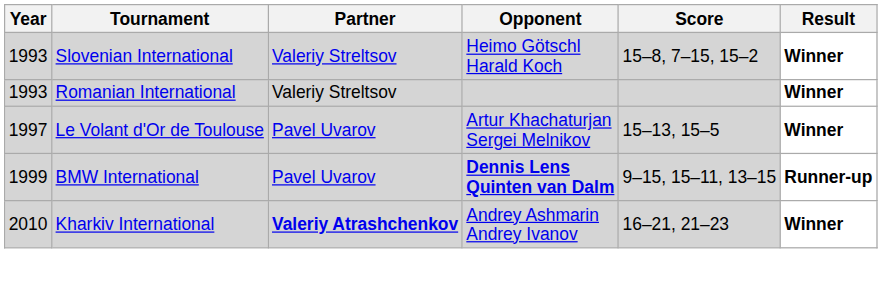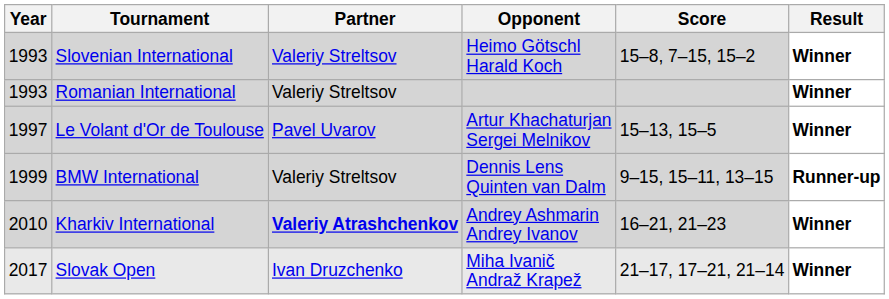(324, 177) Pavel Uvarov -> (334, 177) Valeriy Streltsov
(540, 177) bold -> (536, 177) normal
+ row: (105, 271)
